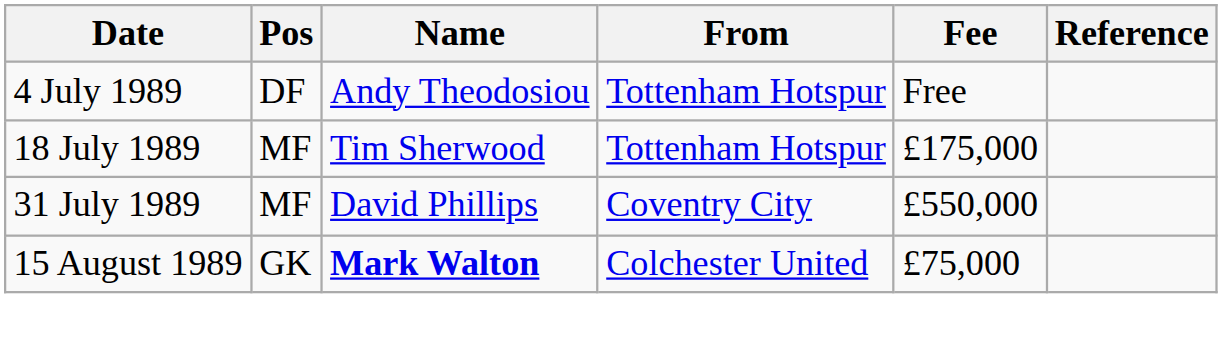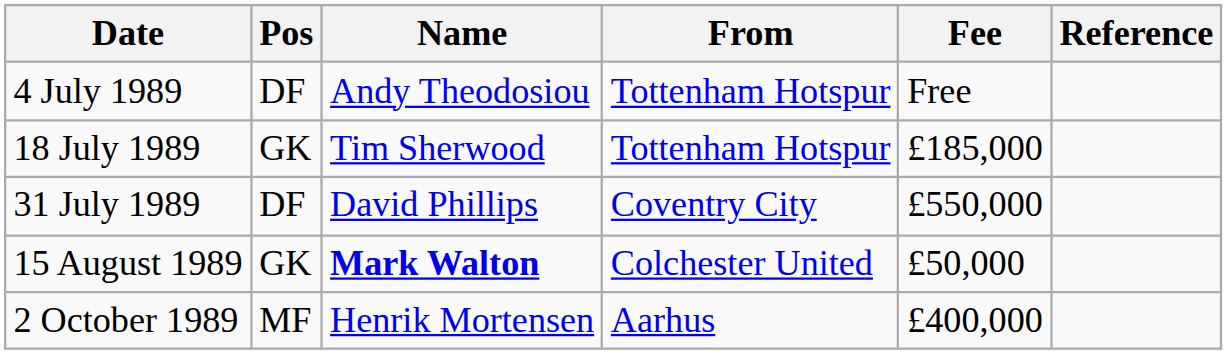(285, 147) MF -> (285, 147) GK
(970, 147) £175,000 -> (975, 147) £185,000
(285, 205) MF -> (282, 205) DF
(961, 262) £75,000 -> (966, 262) £50,000
+ row: (126, 319)
